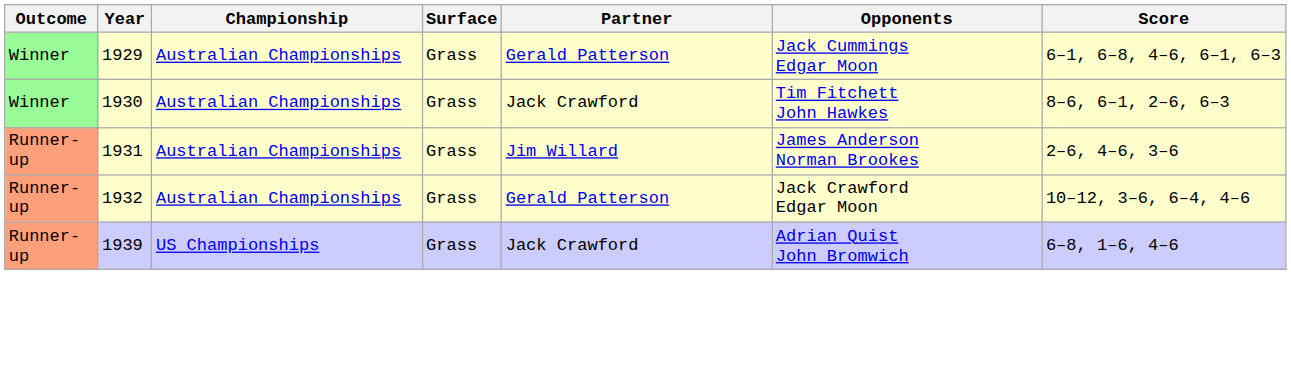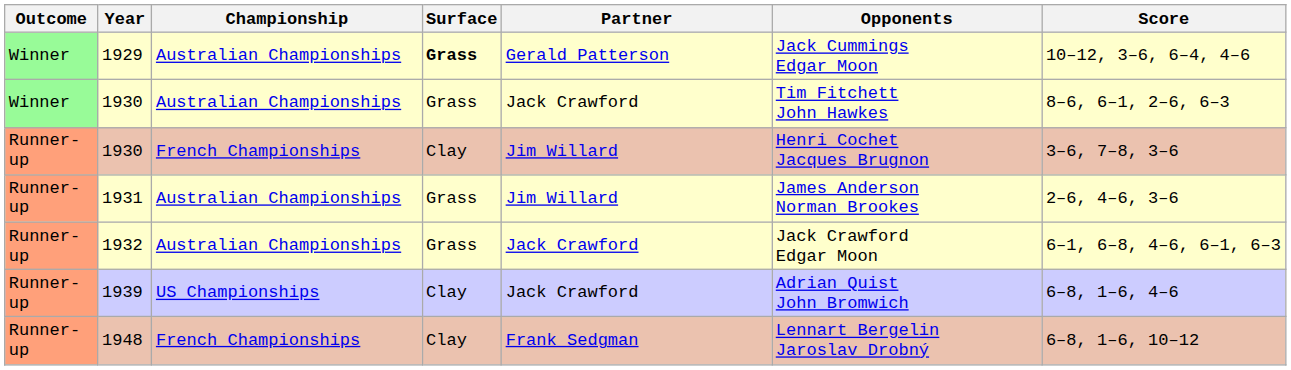(452, 56) normal -> (452, 56) bold
(1163, 56) 6–1, 6–8, 4–6, 6–1, 6–3 -> (1148, 56) 10–12, 3–6, 6–4, 4–6
+ row: (122, 151)
(587, 198) Gerald Patterson -> (572, 246) Jack Crawford
(1148, 198) 10–12, 3–6, 6–4, 4–6 -> (1163, 246) 6–1, 6–8, 4–6, 6–1, 6–3
(452, 246) Grass -> (446, 293) Clay
+ row: (122, 341)
